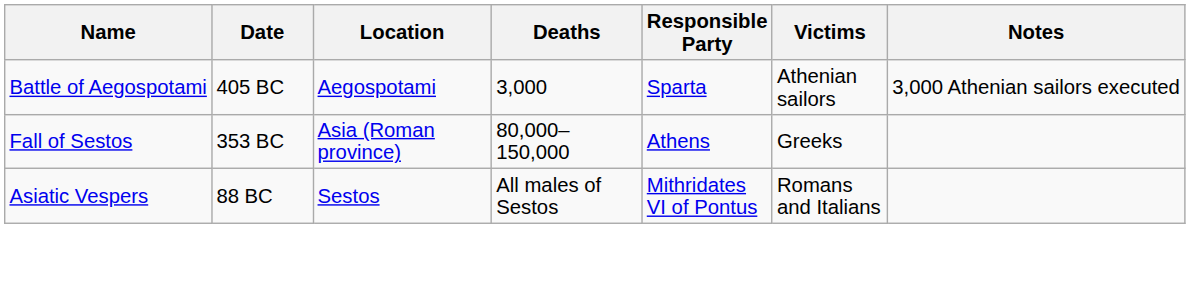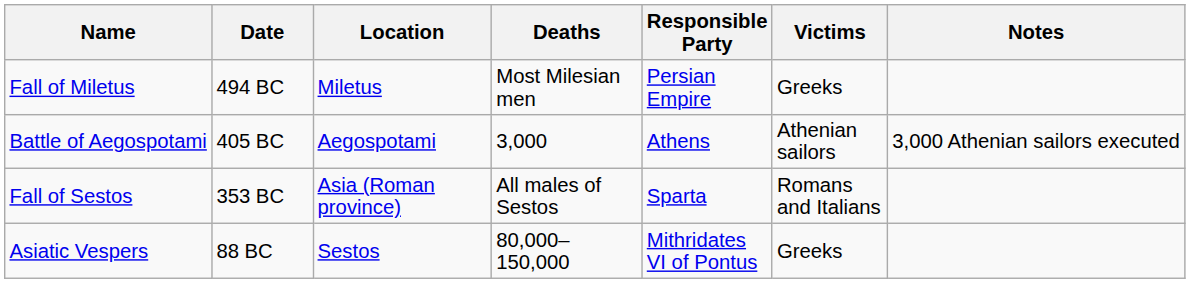+ row: (72, 87)
(677, 87) Sparta -> (678, 142) Athens
(533, 142) 80,000–150,000 -> (549, 196) All males of Sestos
(678, 142) Athens -> (677, 196) Sparta
(810, 142) Greeks -> (829, 196) Romans and Italians
(549, 196) All males of Sestos -> (533, 251) 80,000–150,000
(829, 196) Romans and Italians -> (810, 251) Greeks
